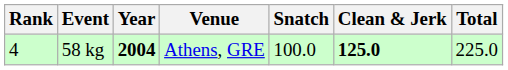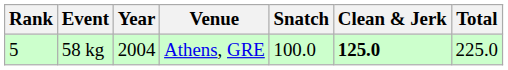(14, 49) 4 -> (14, 49) 5
(137, 49) bold -> (137, 49) normal
